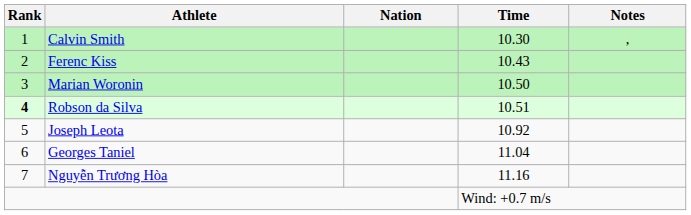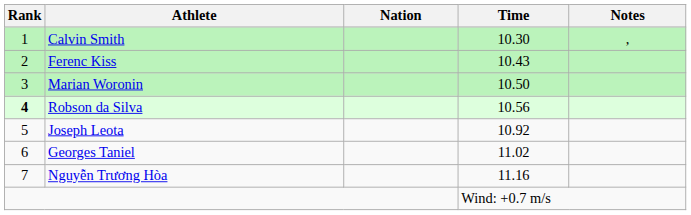(514, 107) 10.51 -> (514, 107) 10.56
(514, 152) 11.04 -> (514, 152) 11.02
